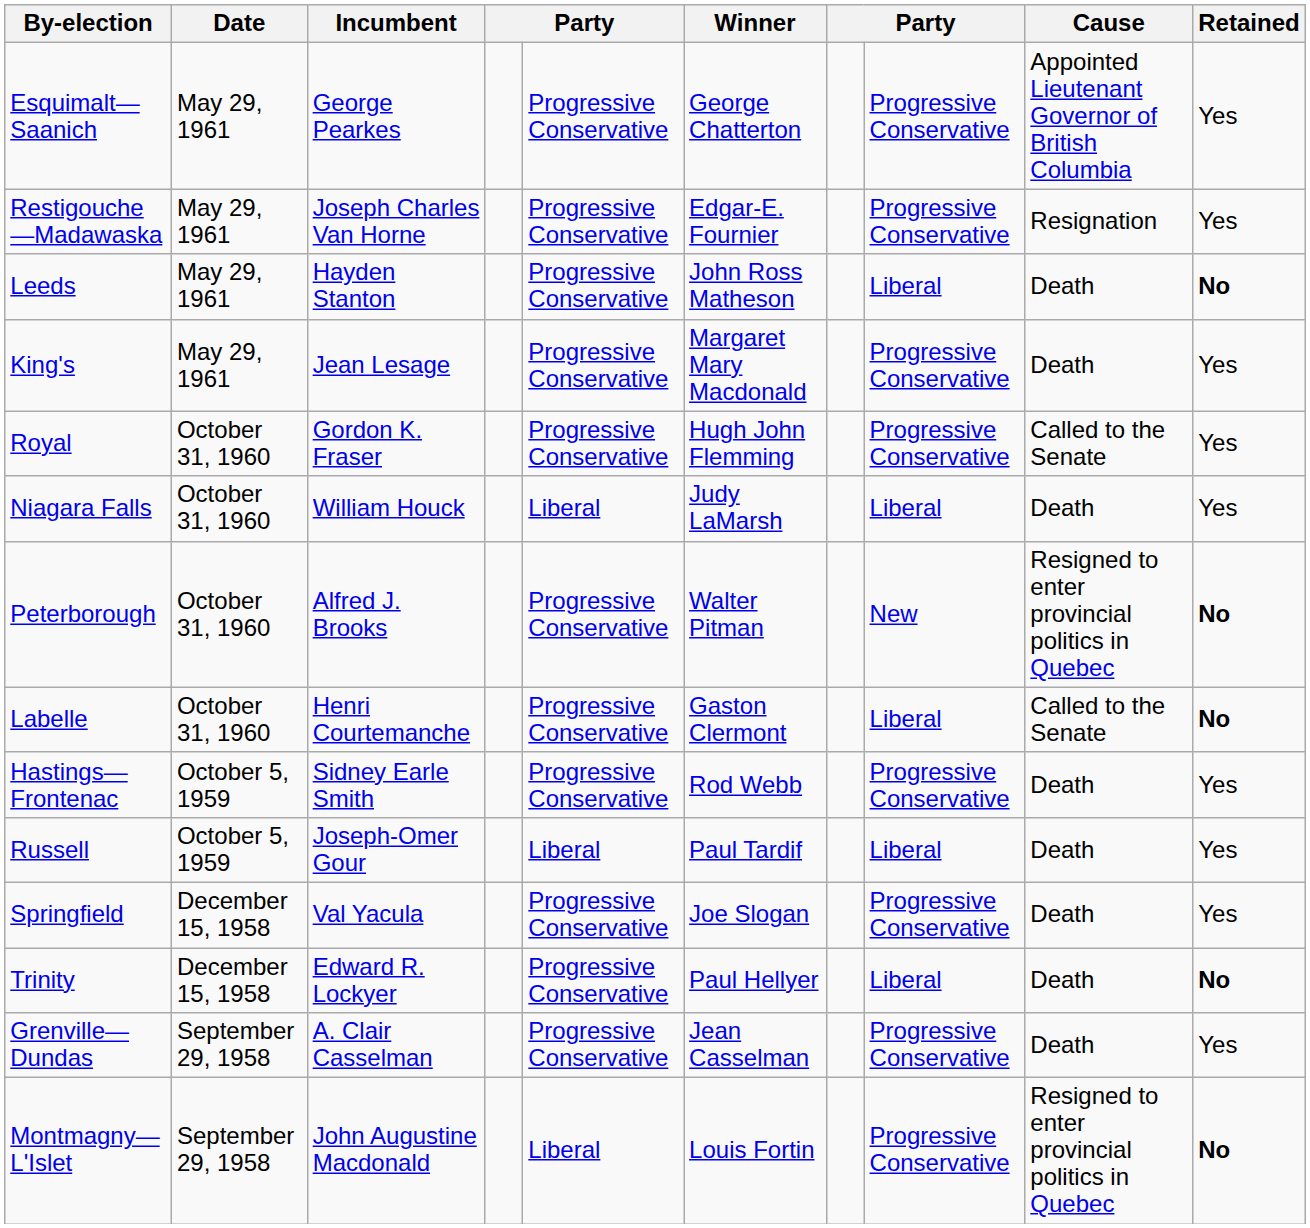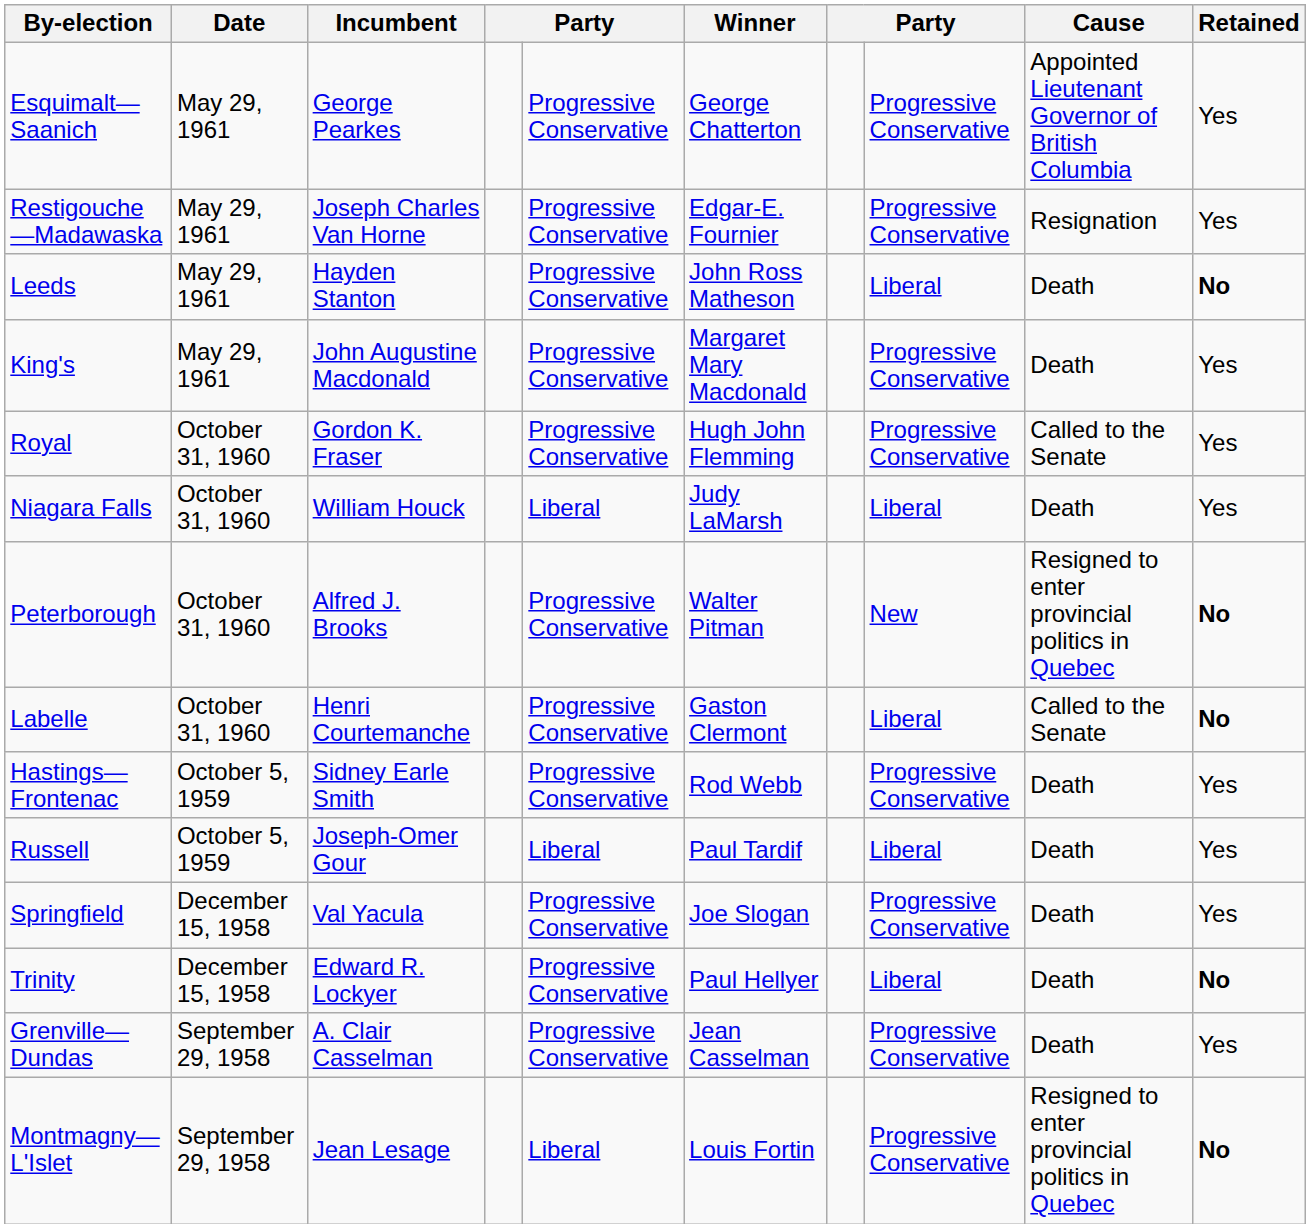(381, 364) Jean Lesage -> (395, 364) John Augustine Macdonald
(395, 1150) John Augustine Macdonald -> (381, 1150) Jean Lesage
